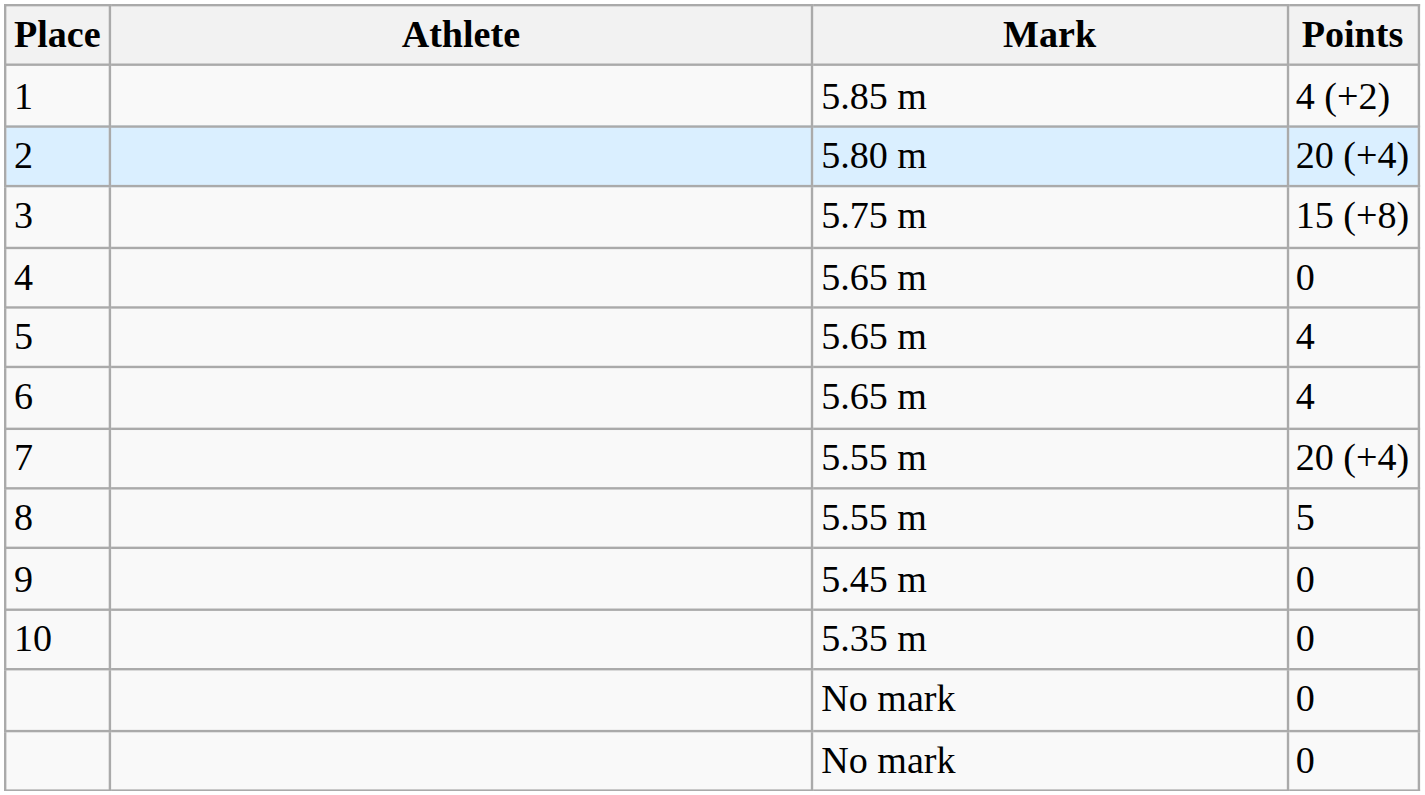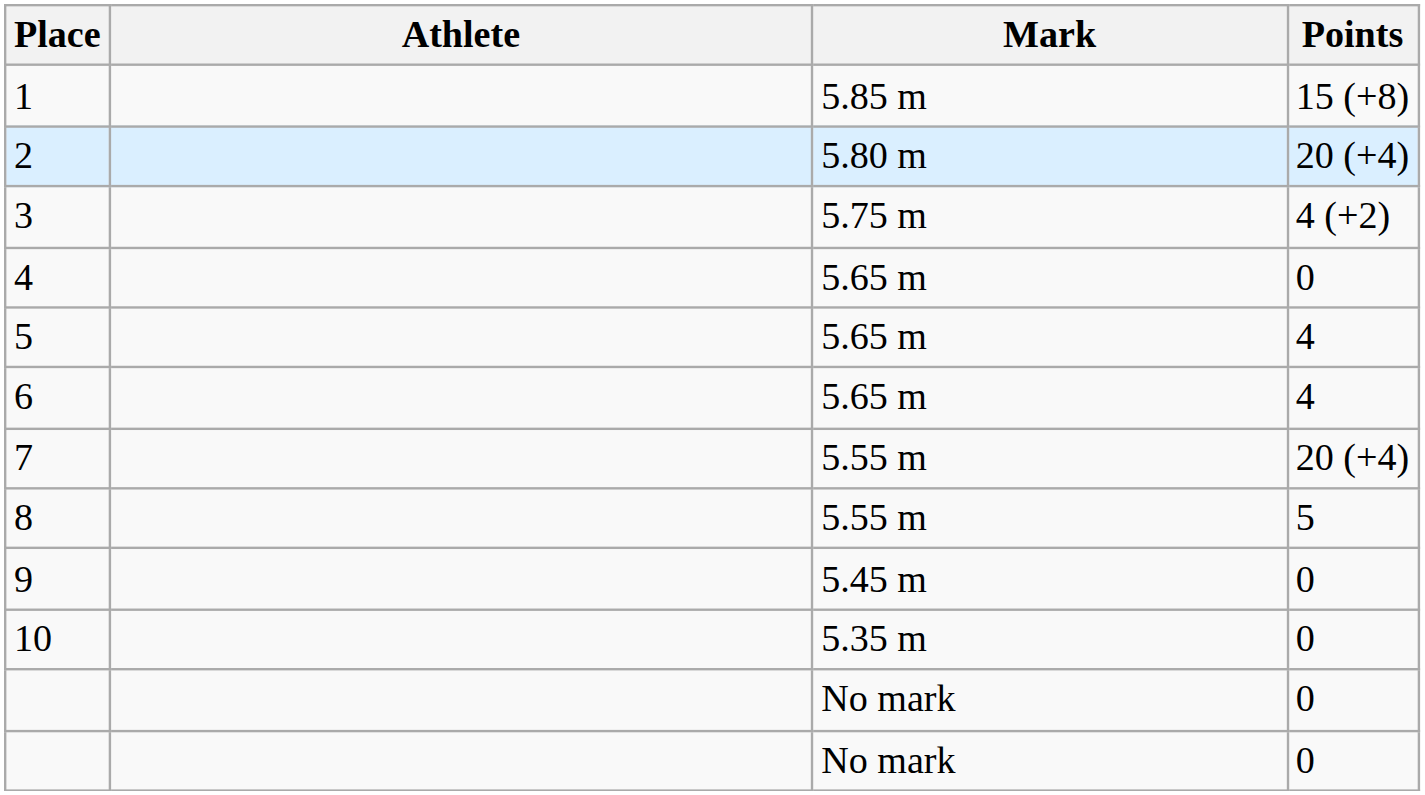(1343, 95) 4 (+2) -> (1352, 95) 15 (+8)
(1352, 215) 15 (+8) -> (1343, 215) 4 (+2)
